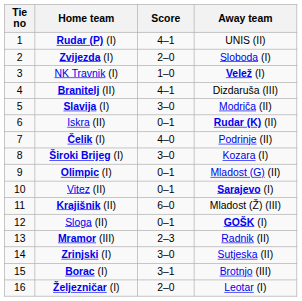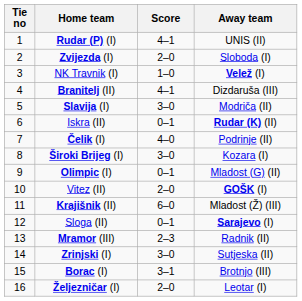(166, 189) 0–1 -> (166, 189) 2–0
(245, 189) Sarajevo (I) -> (245, 189) GOŠK (I)
(245, 222) GOŠK (I) -> (245, 222) Sarajevo (I)
